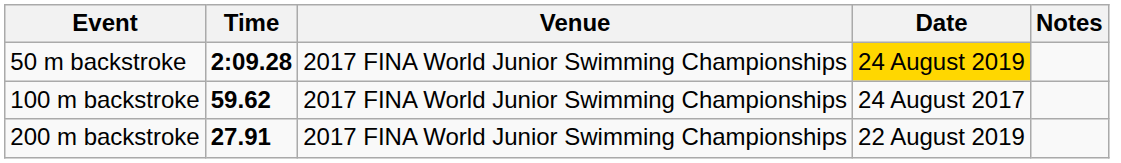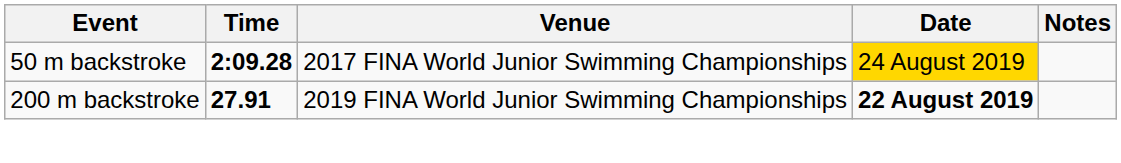- row: (105, 99)
(575, 137) 2017 FINA World Junior Swimming Championships -> (575, 99) 2019 FINA World Junior Swimming Championships
(942, 137) normal -> (946, 99) bold
